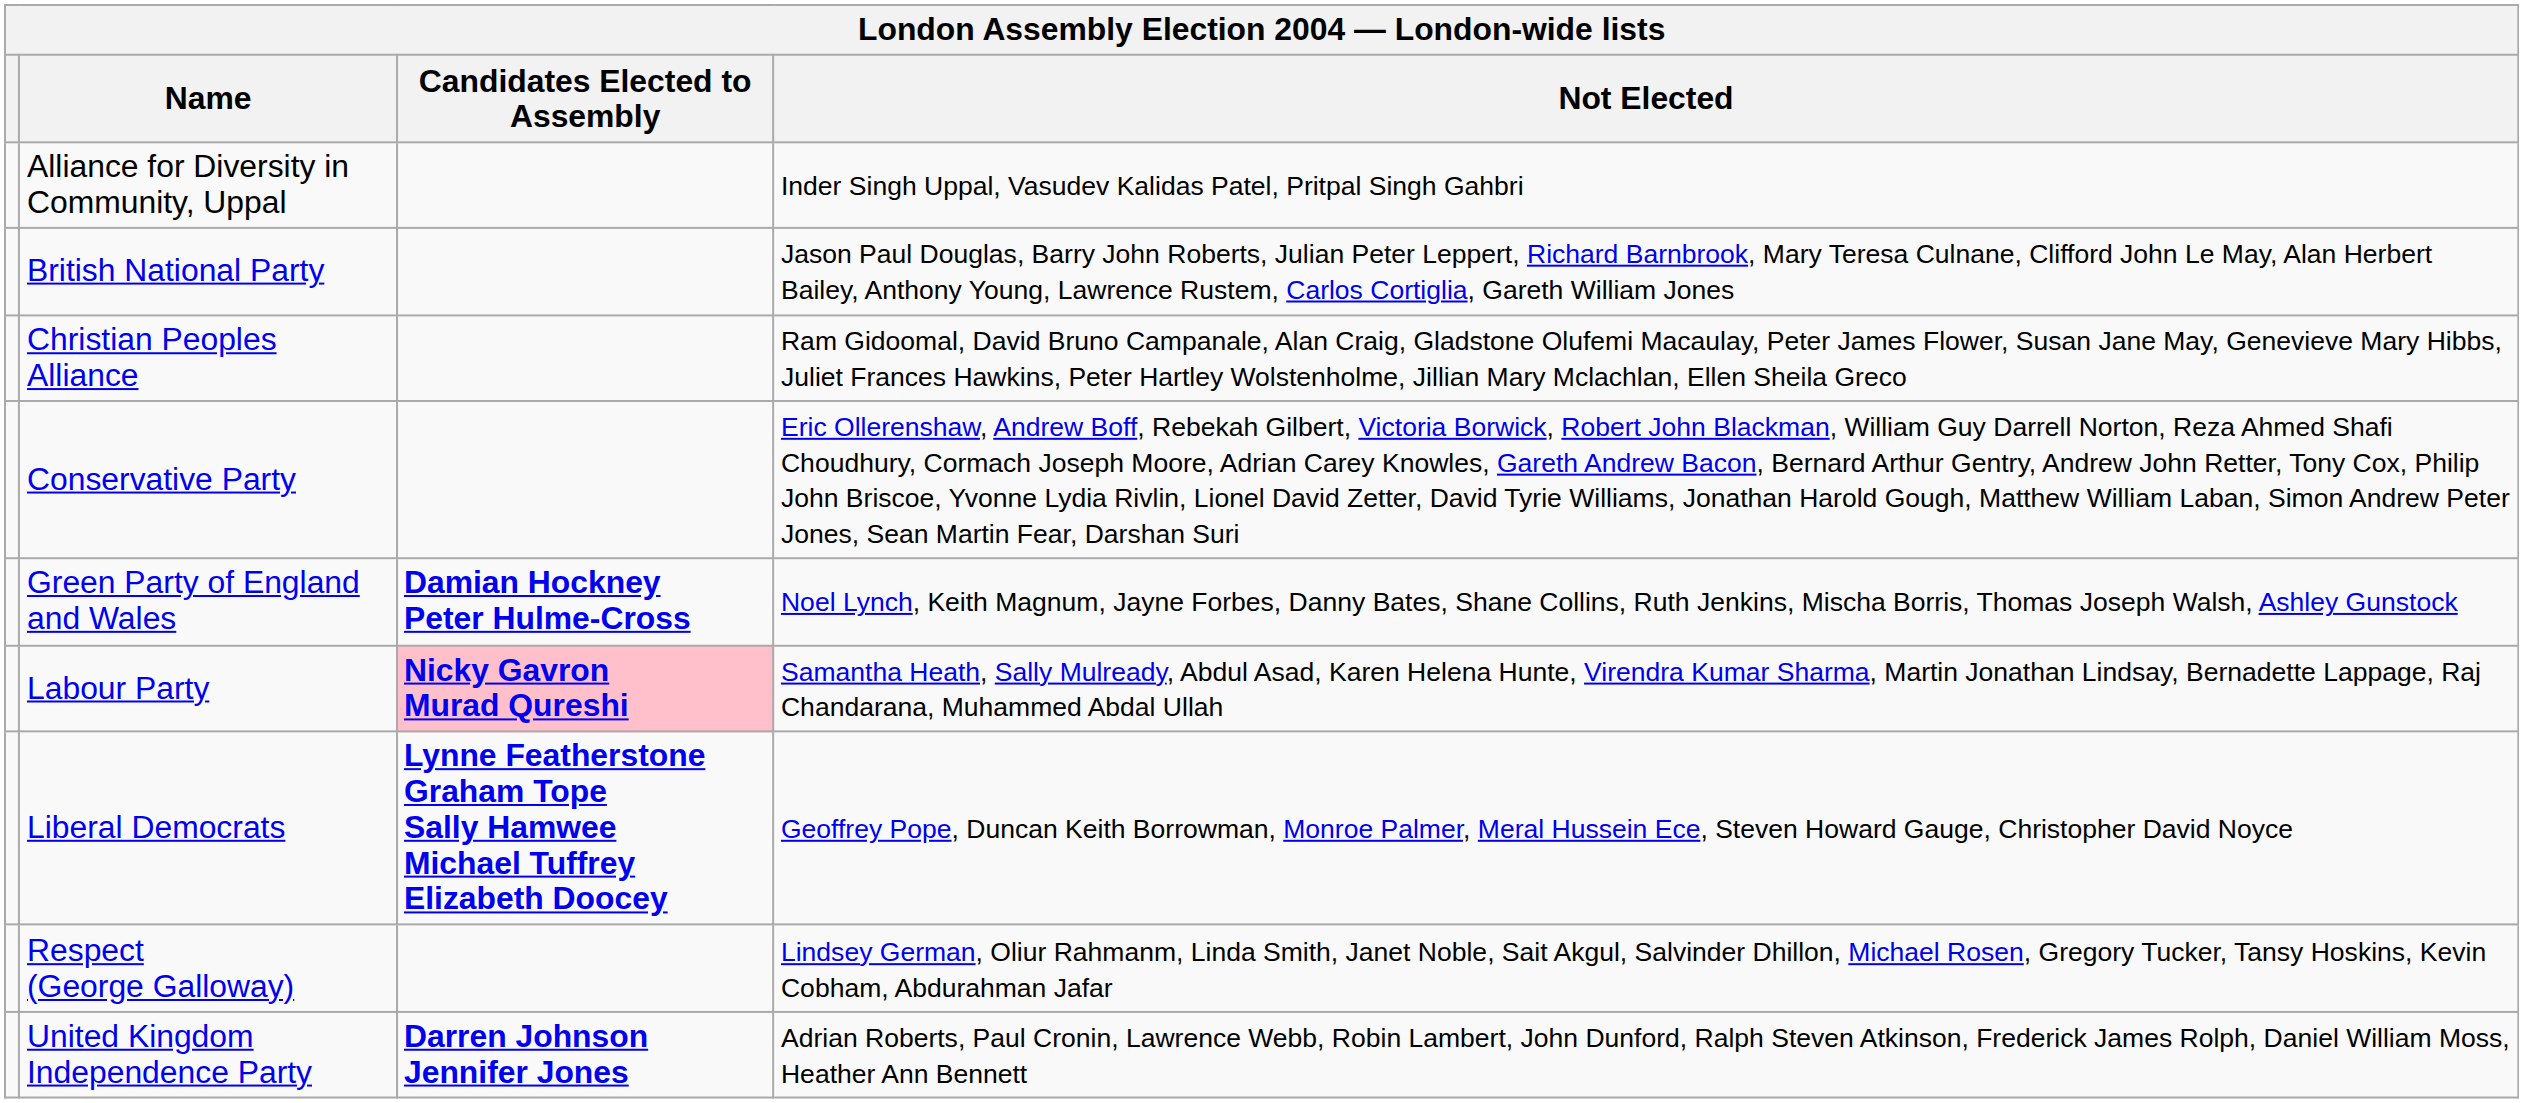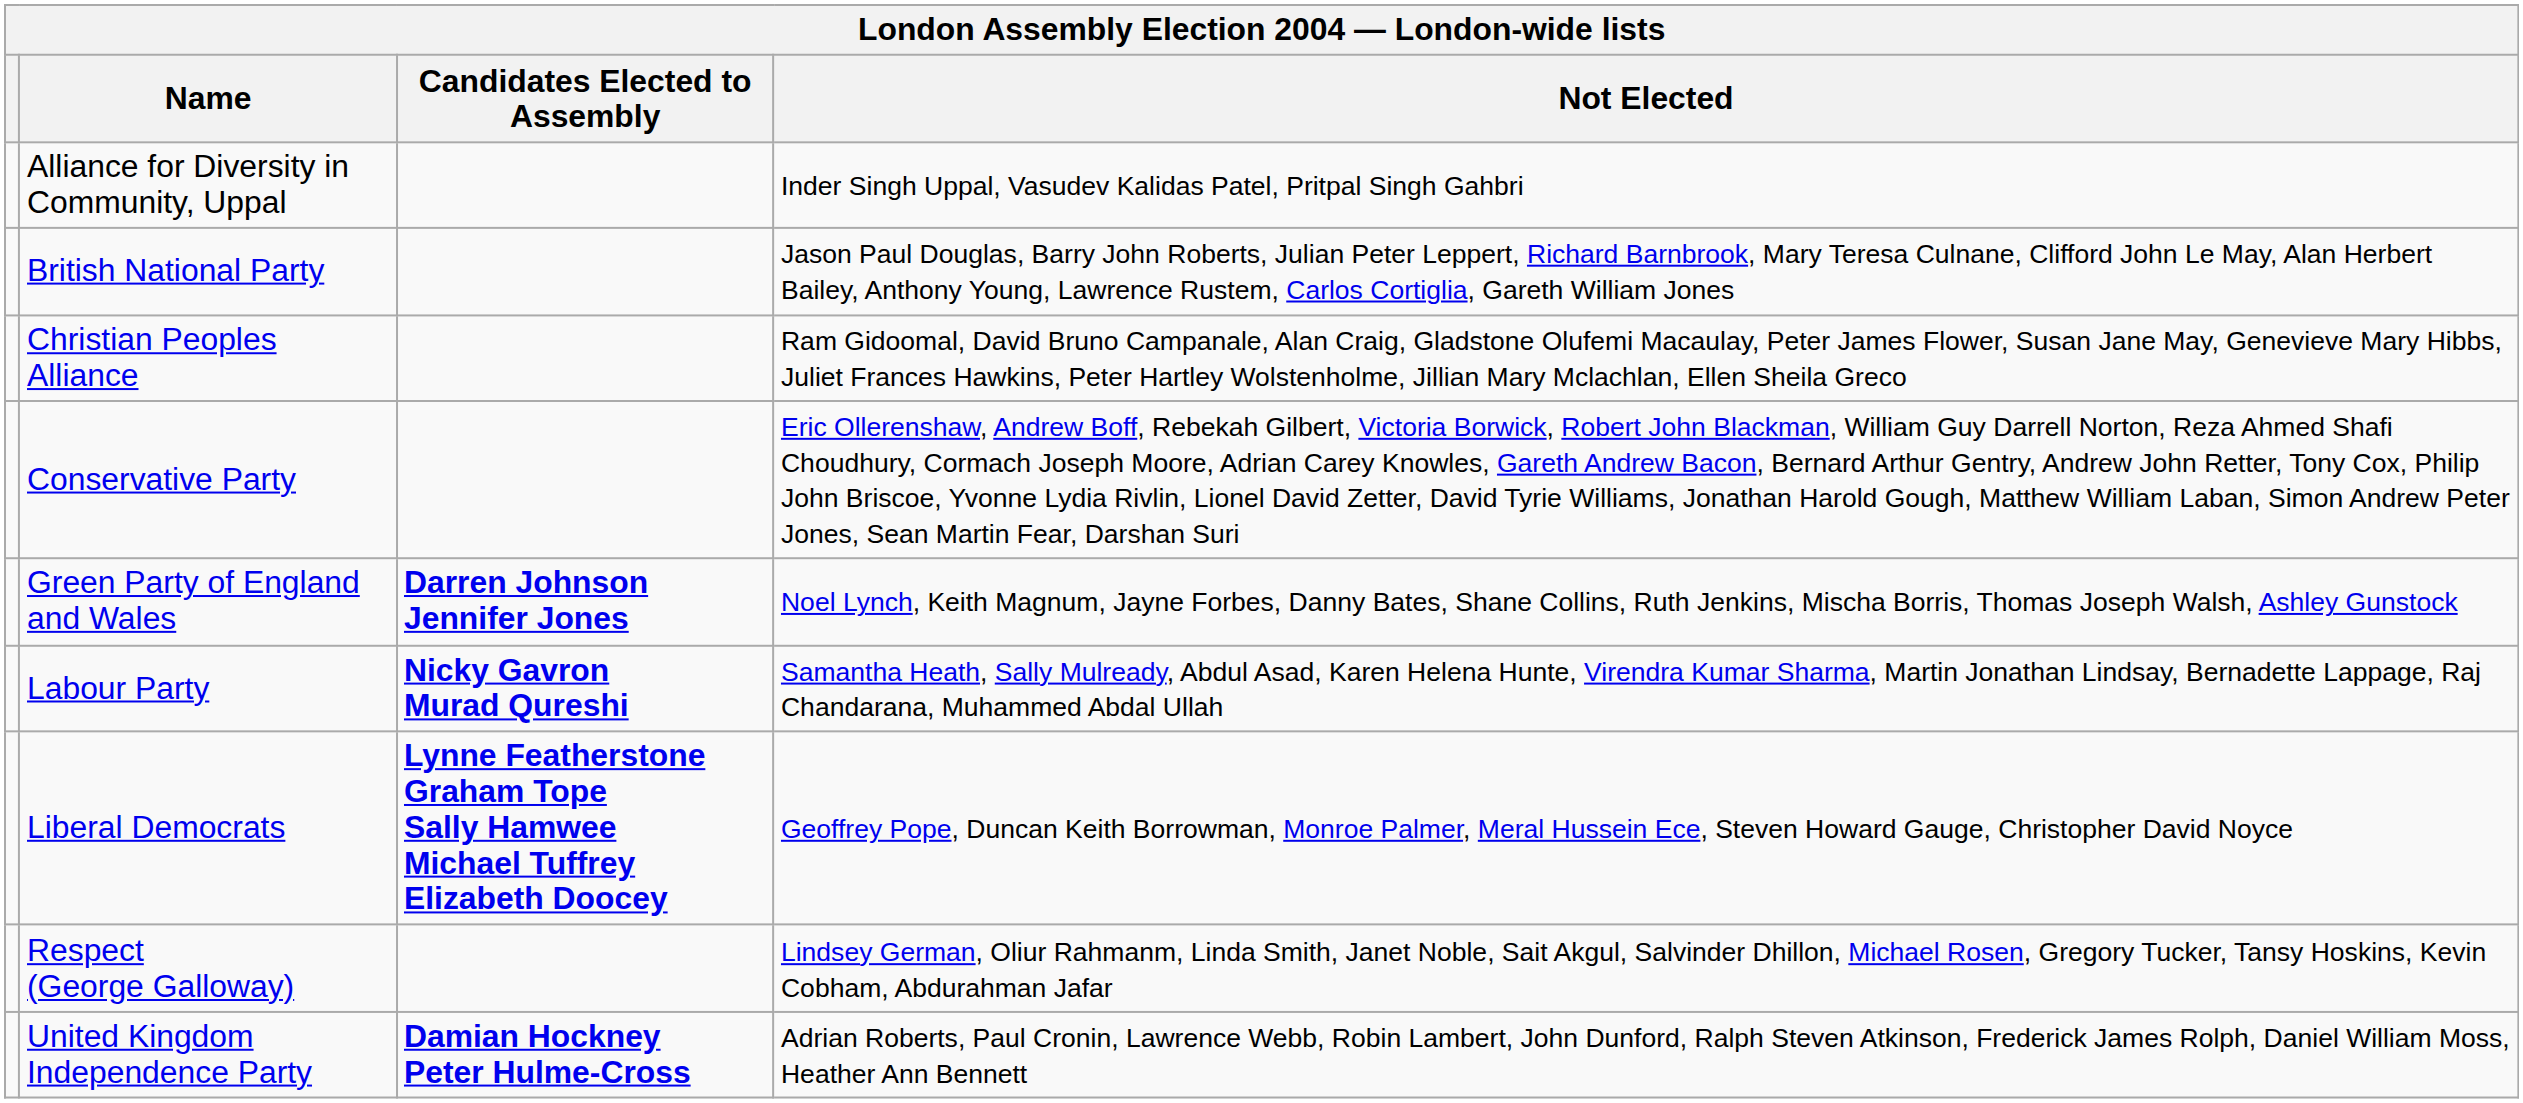(547, 601) Damian Hockney Peter Hulme-Cross -> (526, 601) Darren Johnson Jennifer Jones
(516, 687) pink background -> (516, 687) no background
(526, 1054) Darren Johnson Jennifer Jones -> (547, 1054) Damian Hockney Peter Hulme-Cross
